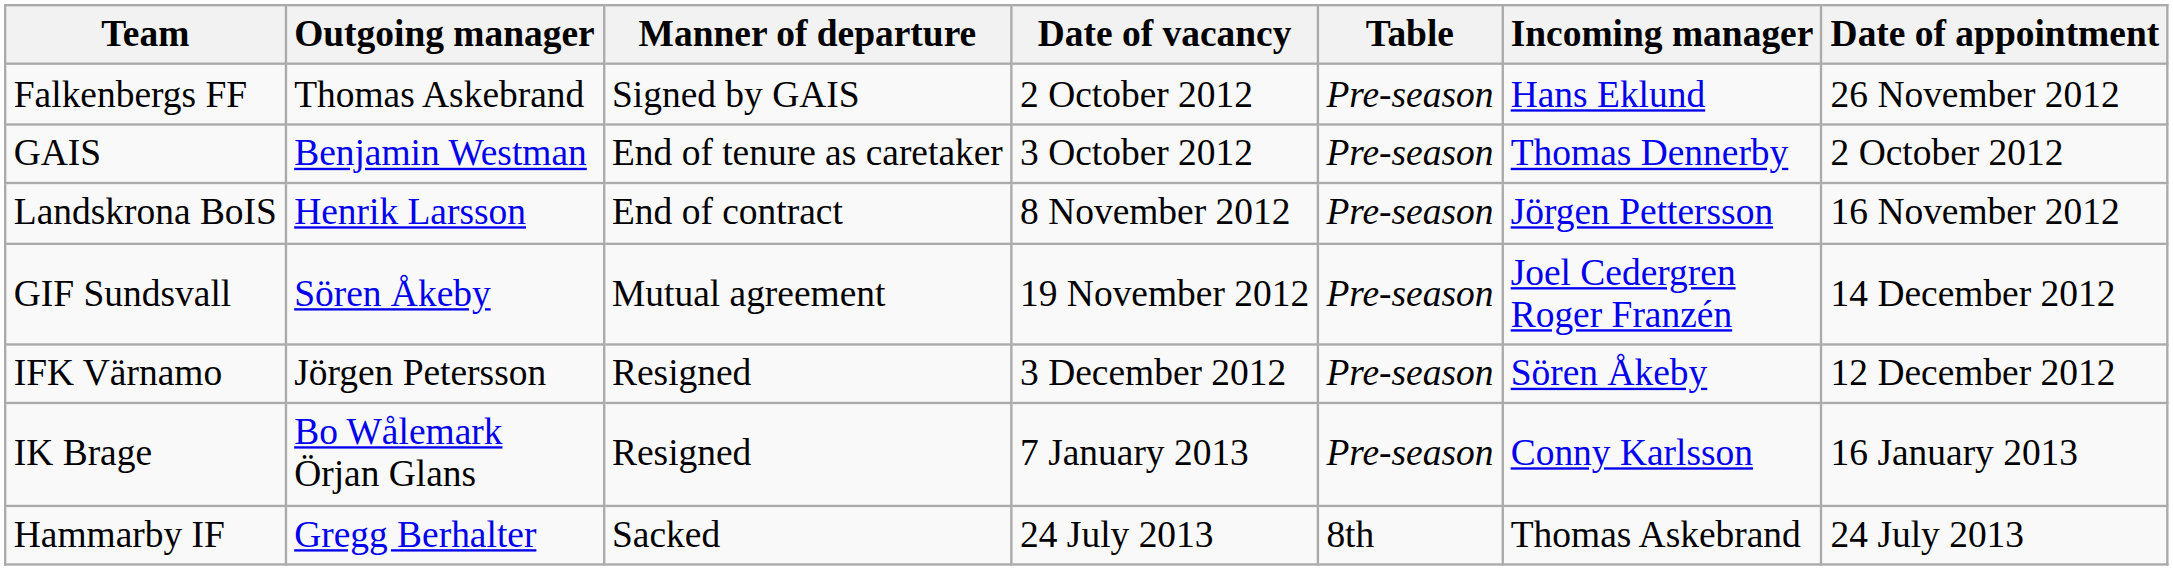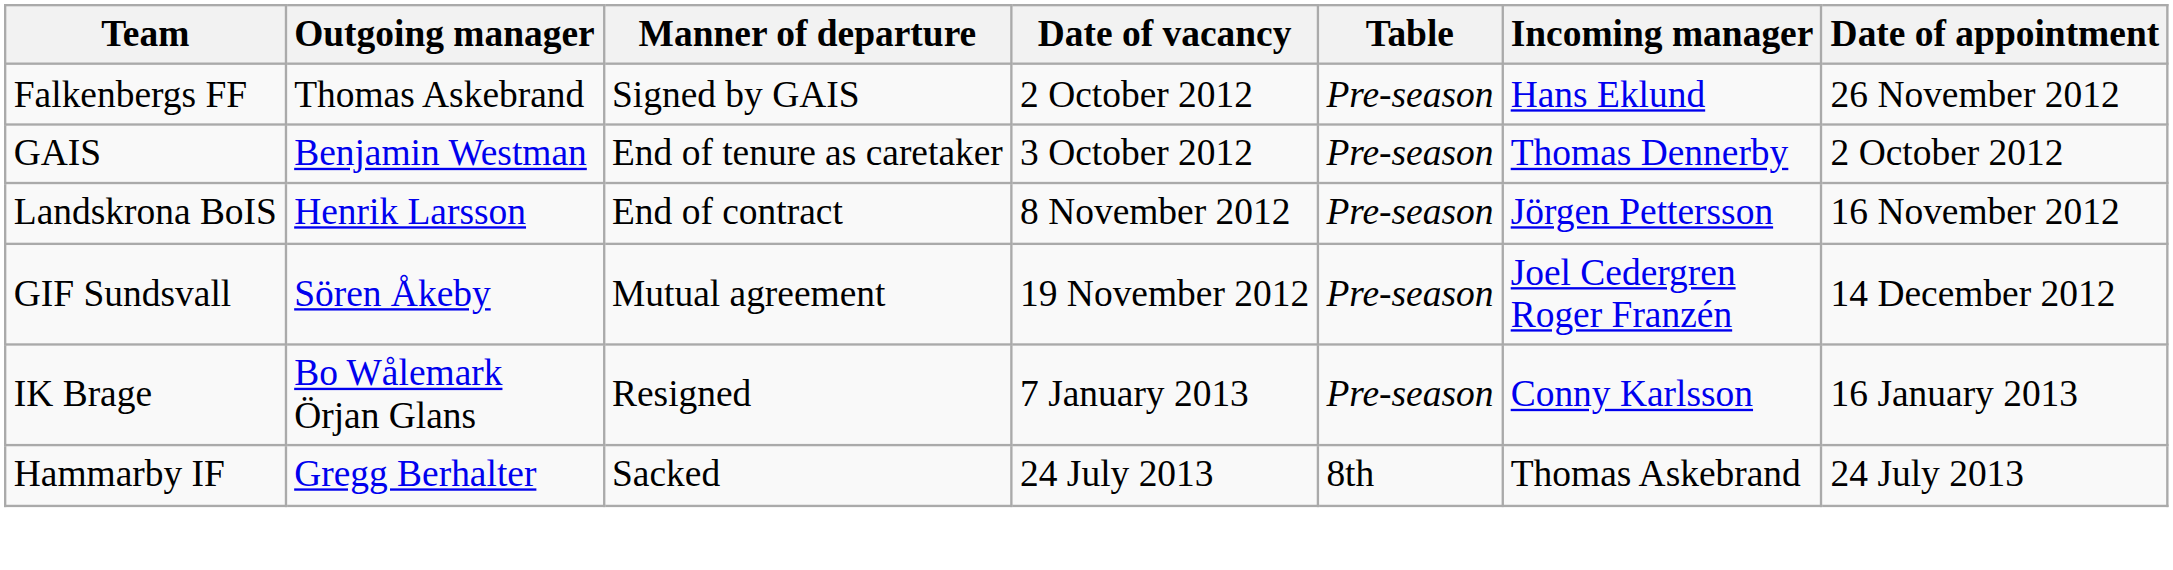- row: (118, 373)
